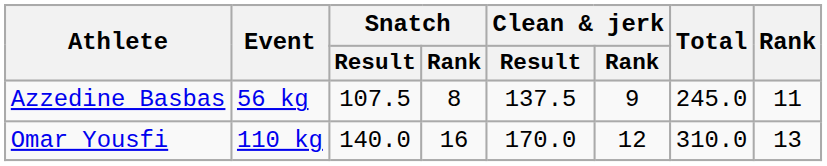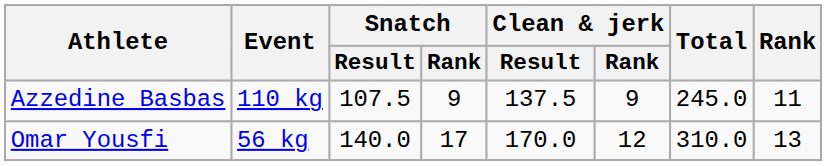(273, 100) 56 kg -> (280, 100) 110 kg
(454, 100) 8 -> (454, 100) 9
(280, 141) 110 kg -> (273, 141) 56 kg
(454, 141) 16 -> (454, 141) 17
